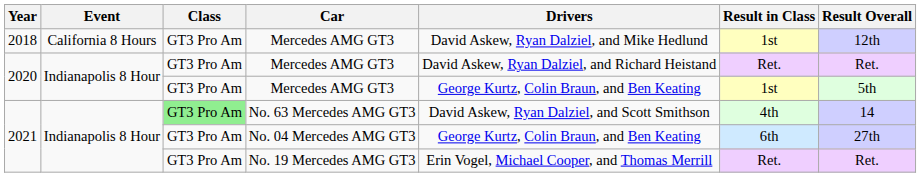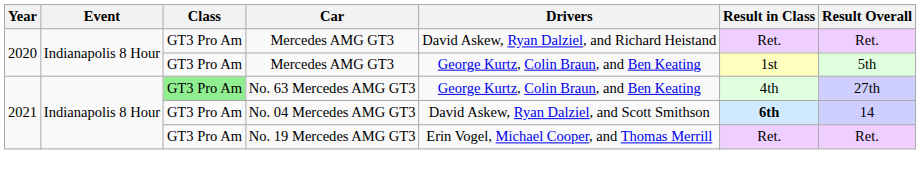- row: (22, 40)
(569, 112) David Askew, Ryan Dalziel, and Scott Smithson -> (569, 88) George Kurtz, Colin Braun, and Ben Keating
(867, 112) 14 -> (867, 88) 27th
(569, 136) George Kurtz, Colin Braun, and Ben Keating -> (569, 112) David Askew, Ryan Dalziel, and Scott Smithson
(769, 136) normal -> (769, 112) bold
(867, 136) 27th -> (867, 112) 14
